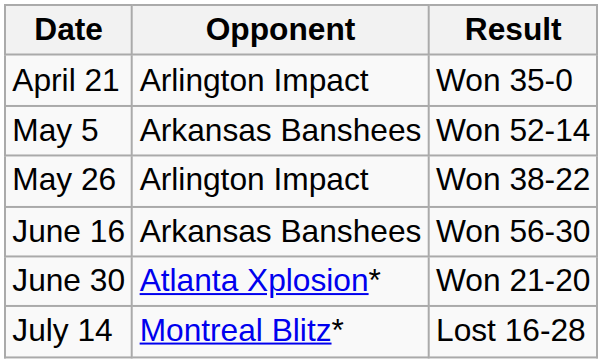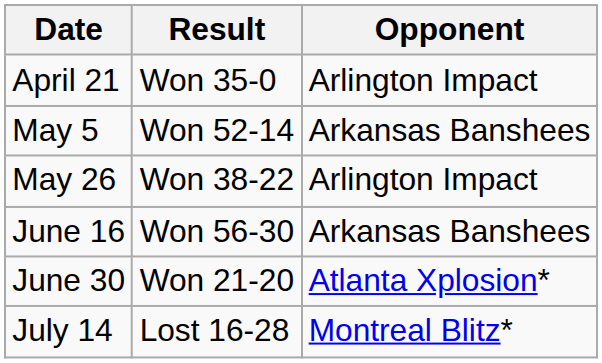columns swapped: (281, 29) <-> (513, 29)
